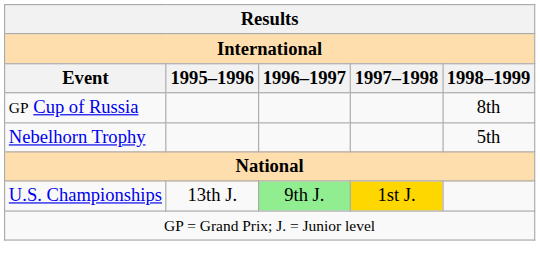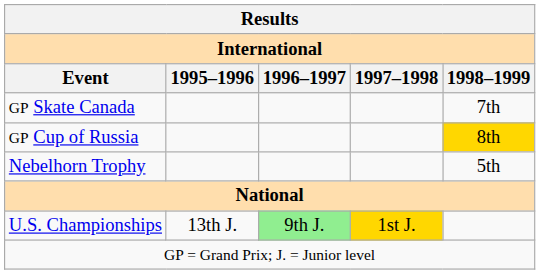+ row: (72, 107)
(489, 107) no background -> (489, 136) gold background
